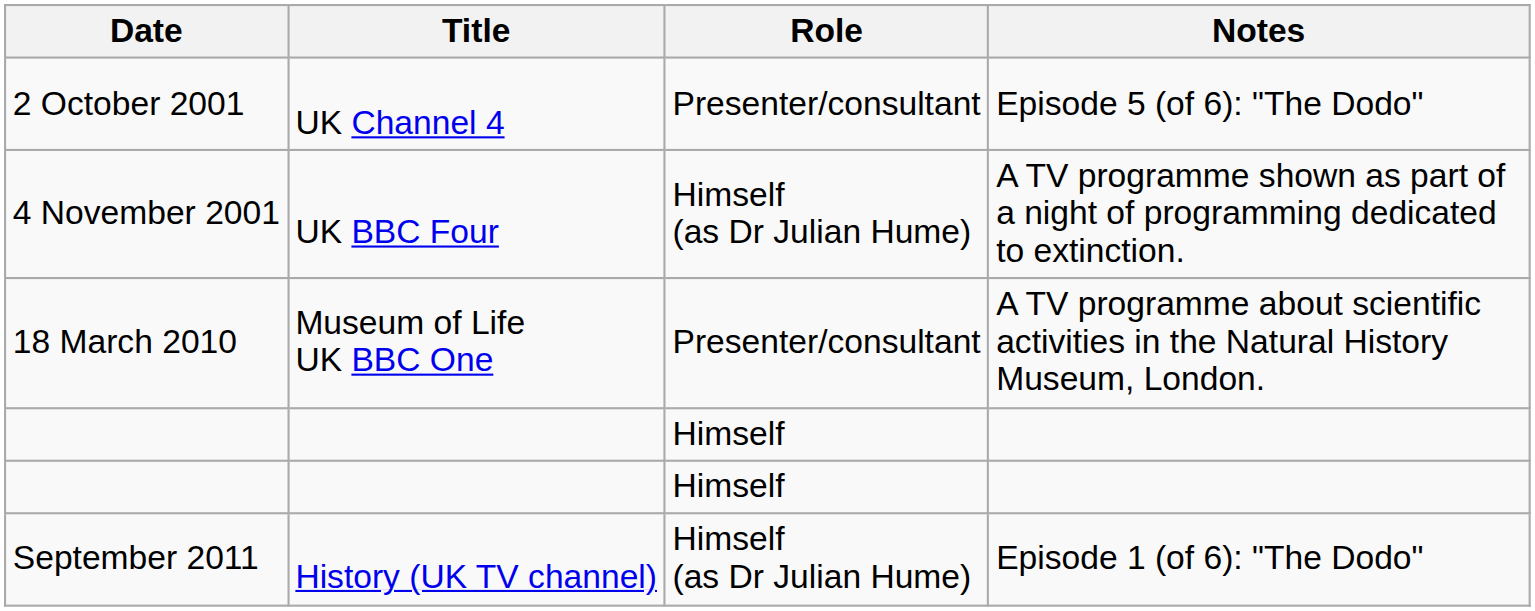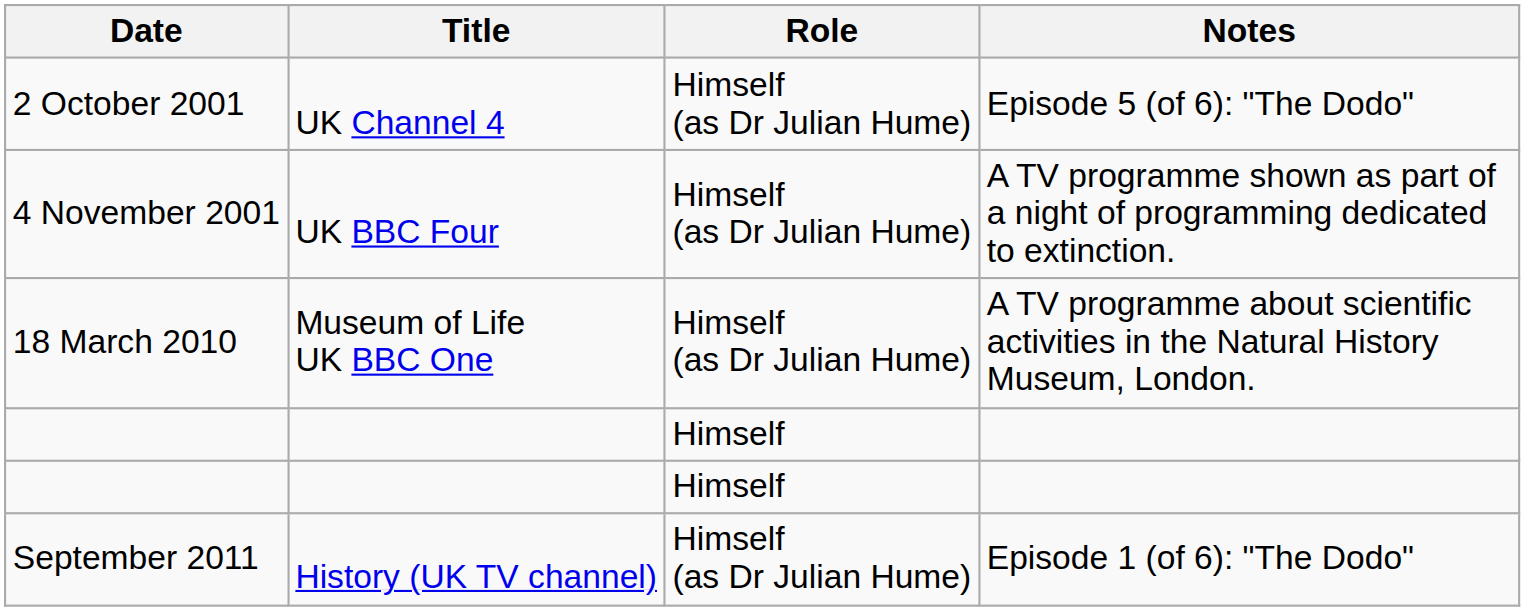(827, 103) Presenter/consultant -> (822, 103) Himself (as Dr Julian Hume)
(827, 342) Presenter/consultant -> (822, 342) Himself (as Dr Julian Hume)
